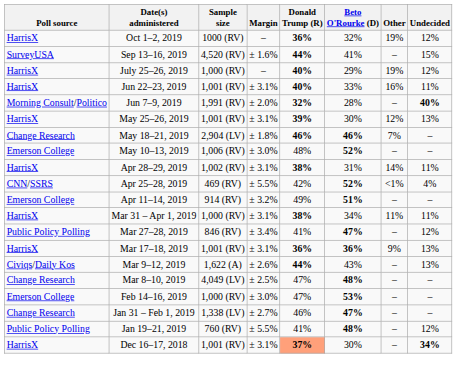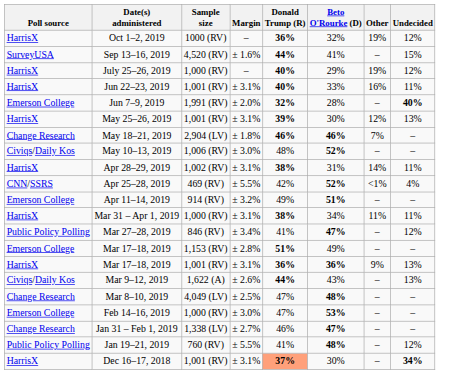(57, 103) Morning Consult/Politico -> (40, 103) Emerson College
(40, 151) Emerson College -> (41, 151) Civiqs/Daily Kos
+ row: (137, 248)
